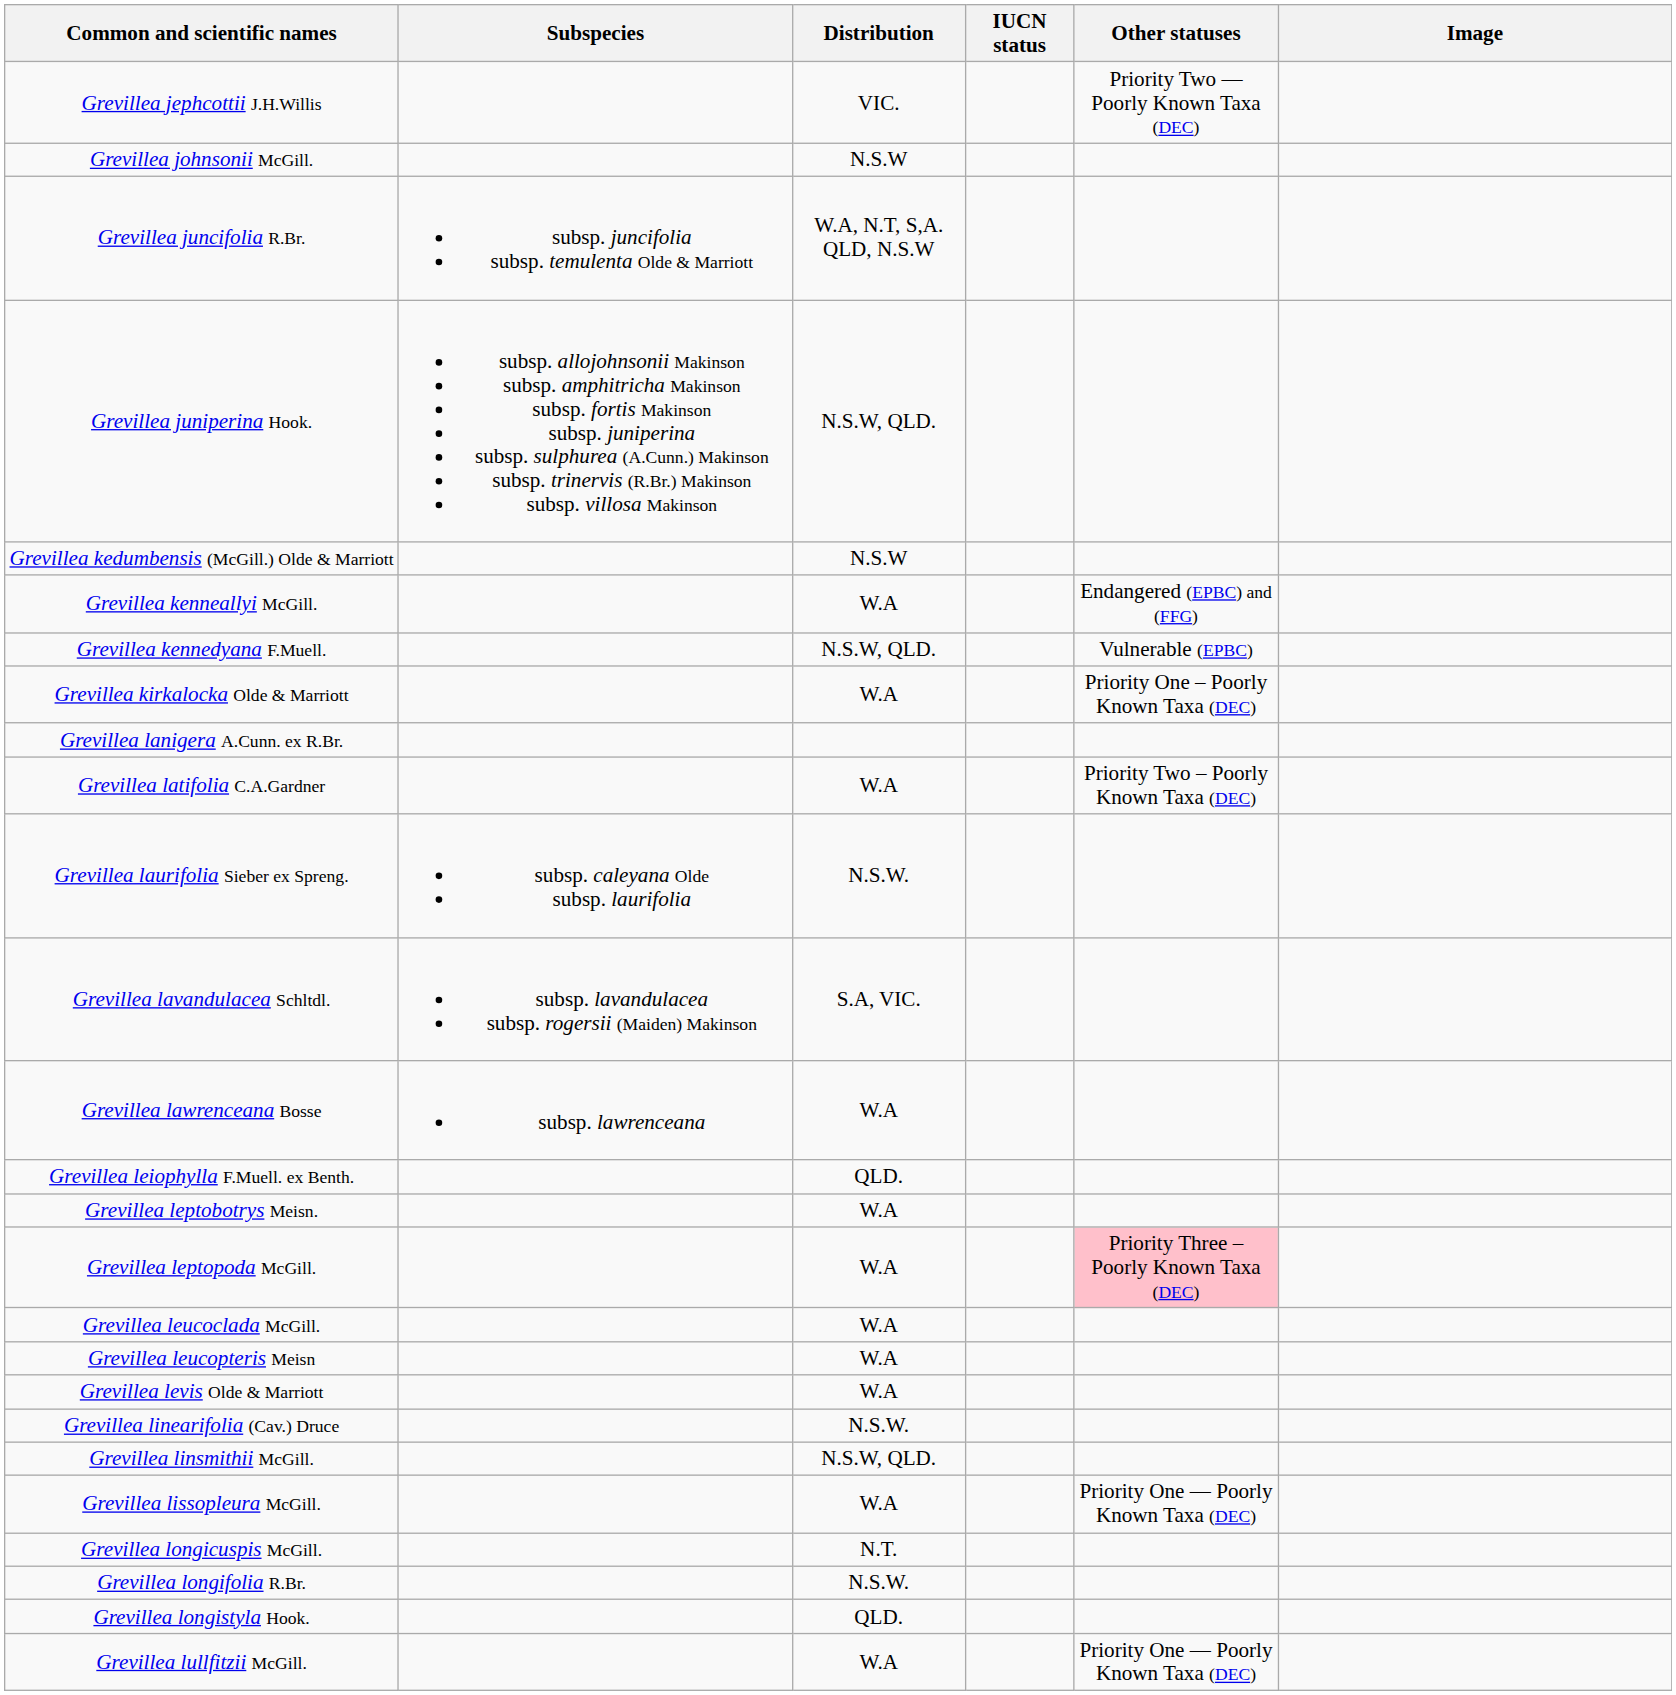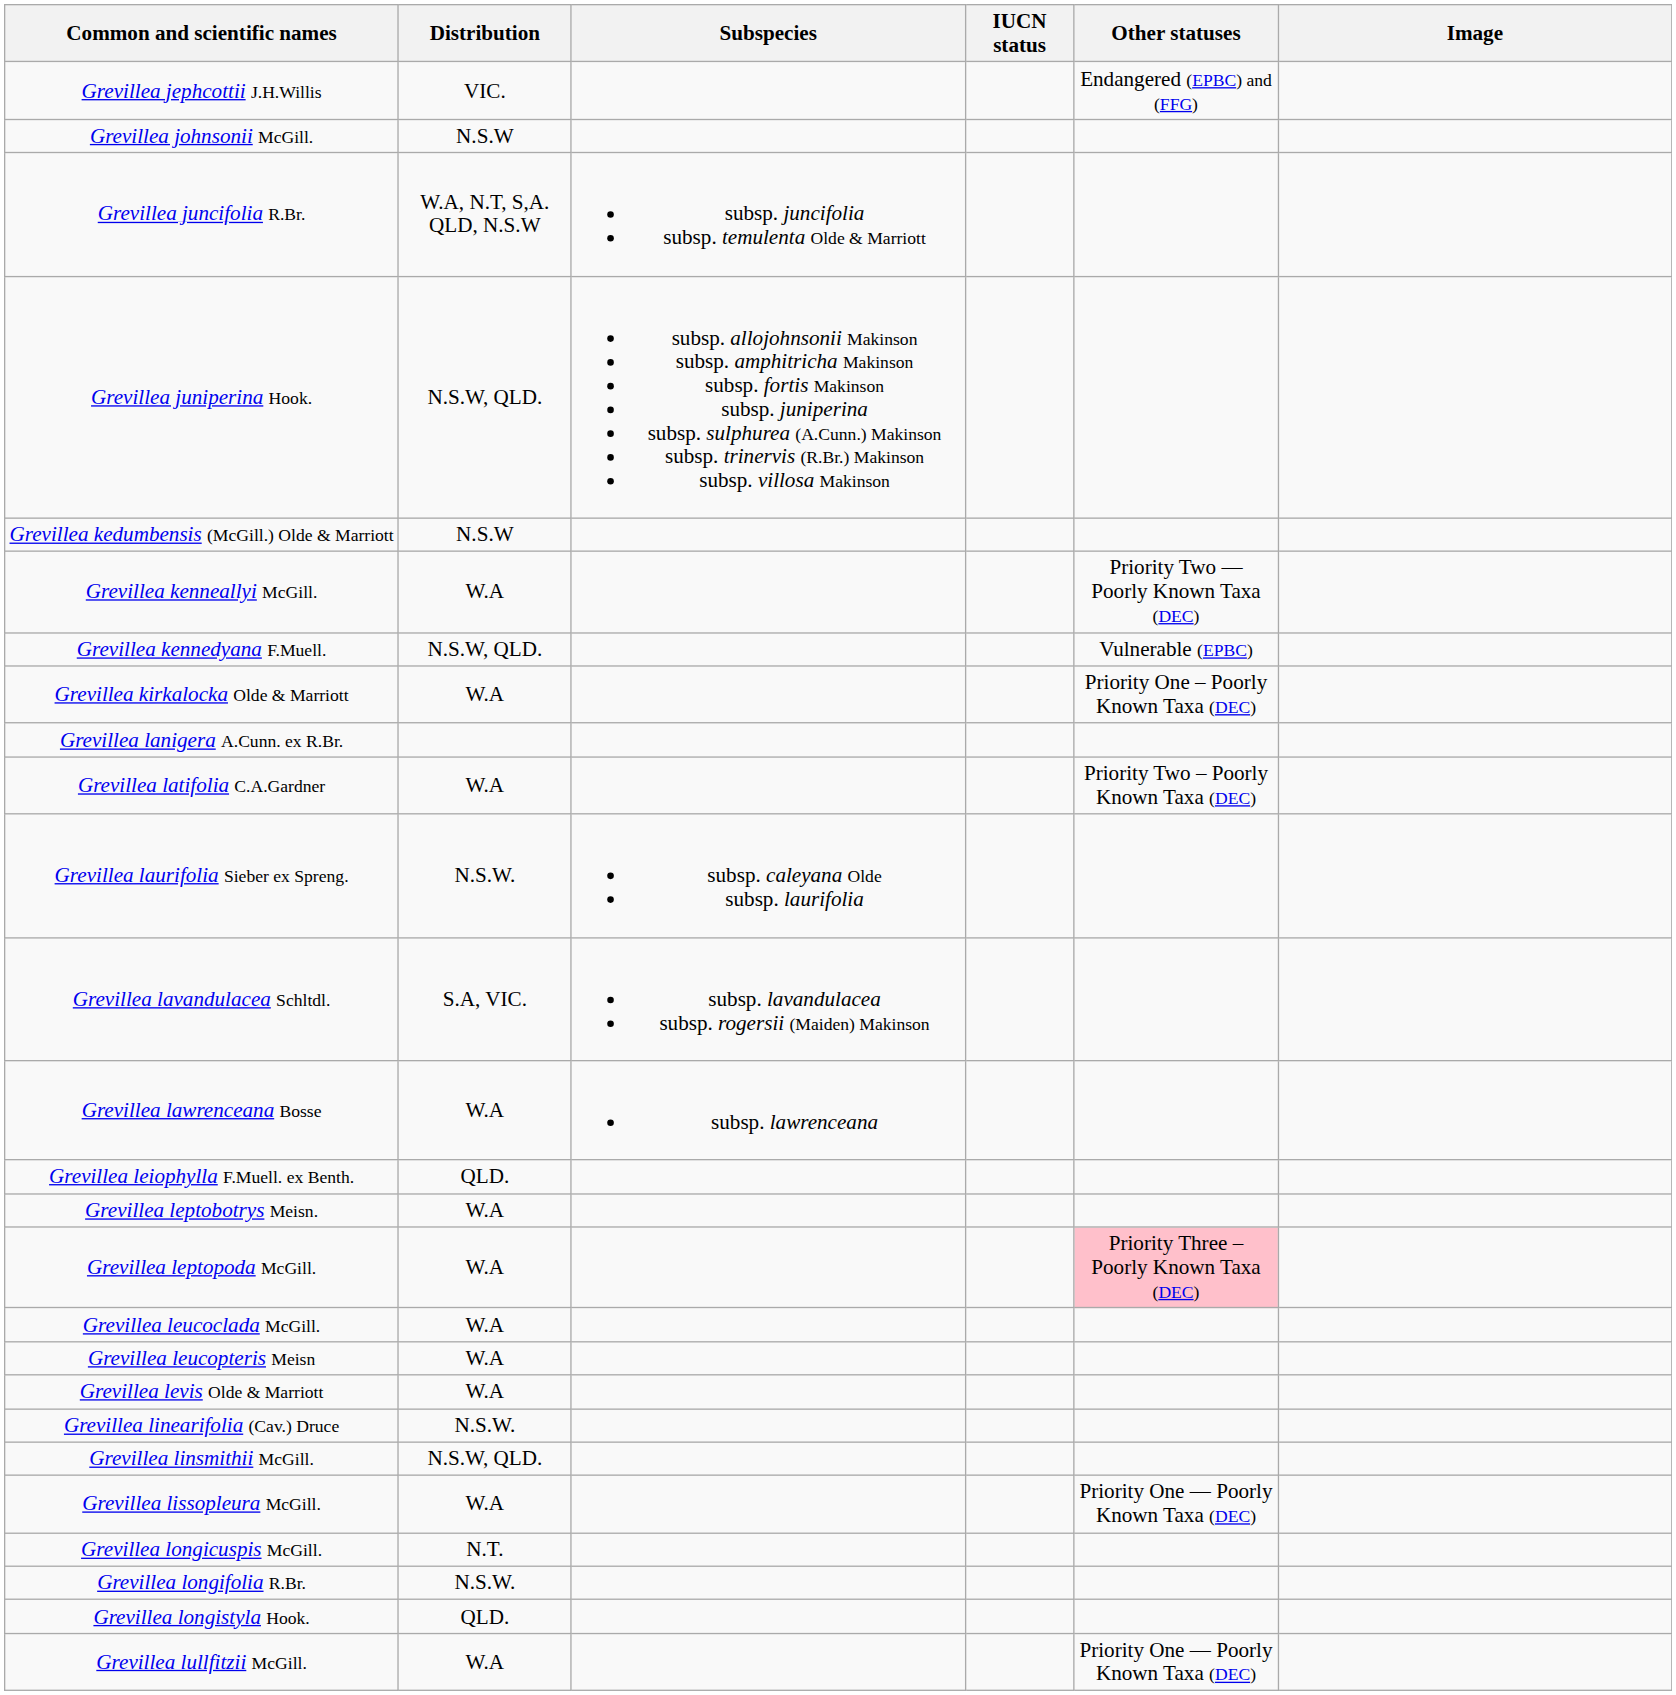columns swapped: (595, 33) <-> (879, 33)
(1176, 102) Priority Two — Poorly Known Taxa (DEC) -> (1176, 90) Endangered (EPBC) and (FFG)
(1176, 603) Endangered (EPBC) and (FFG) -> (1176, 591) Priority Two — Poorly Known Taxa (DEC)
